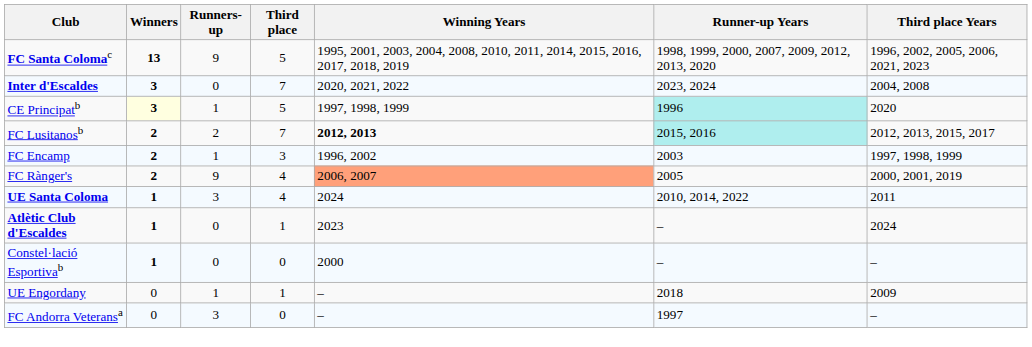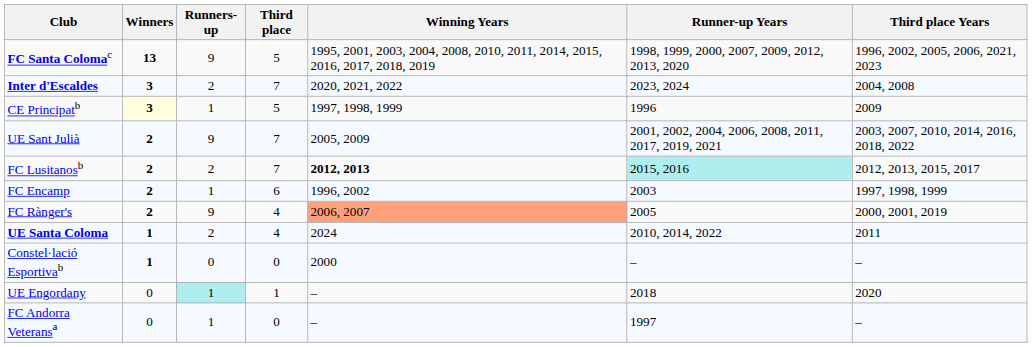(216, 86) 0 -> (211, 86) 2
(670, 108) paleturquoise background -> (643, 108) no background
(883, 108) 2020 -> (868, 108) 2009
+ row: (44, 138)
(282, 155) 3 -> (276, 191) 6
(216, 197) 3 -> (211, 232) 2
- row: (42, 225)
(216, 292) no background -> (211, 292) paleturquoise background
(883, 292) 2009 -> (868, 292) 2020
(216, 315) 3 -> (211, 322) 1
